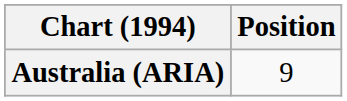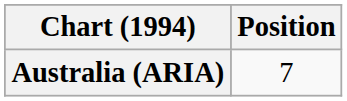(286, 72) 9 -> (286, 72) 7
